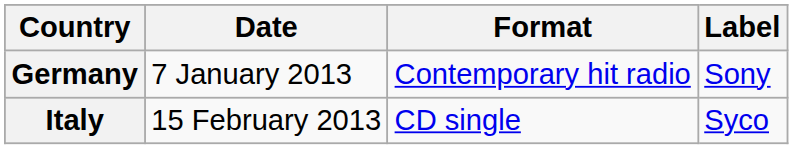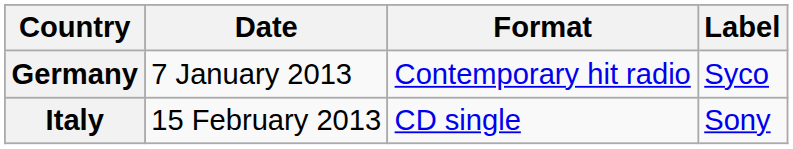(737, 73) Sony -> (737, 73) Syco
(737, 119) Syco -> (737, 119) Sony
